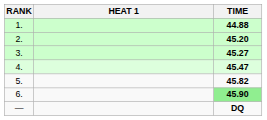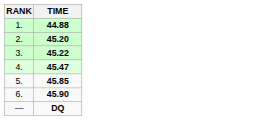- column: (124, 12)
(238, 53) 45.27 -> (58, 53) 45.22
(238, 81) 45.82 -> (58, 81) 45.85
(238, 95) lightgreen background -> (58, 95) no background
